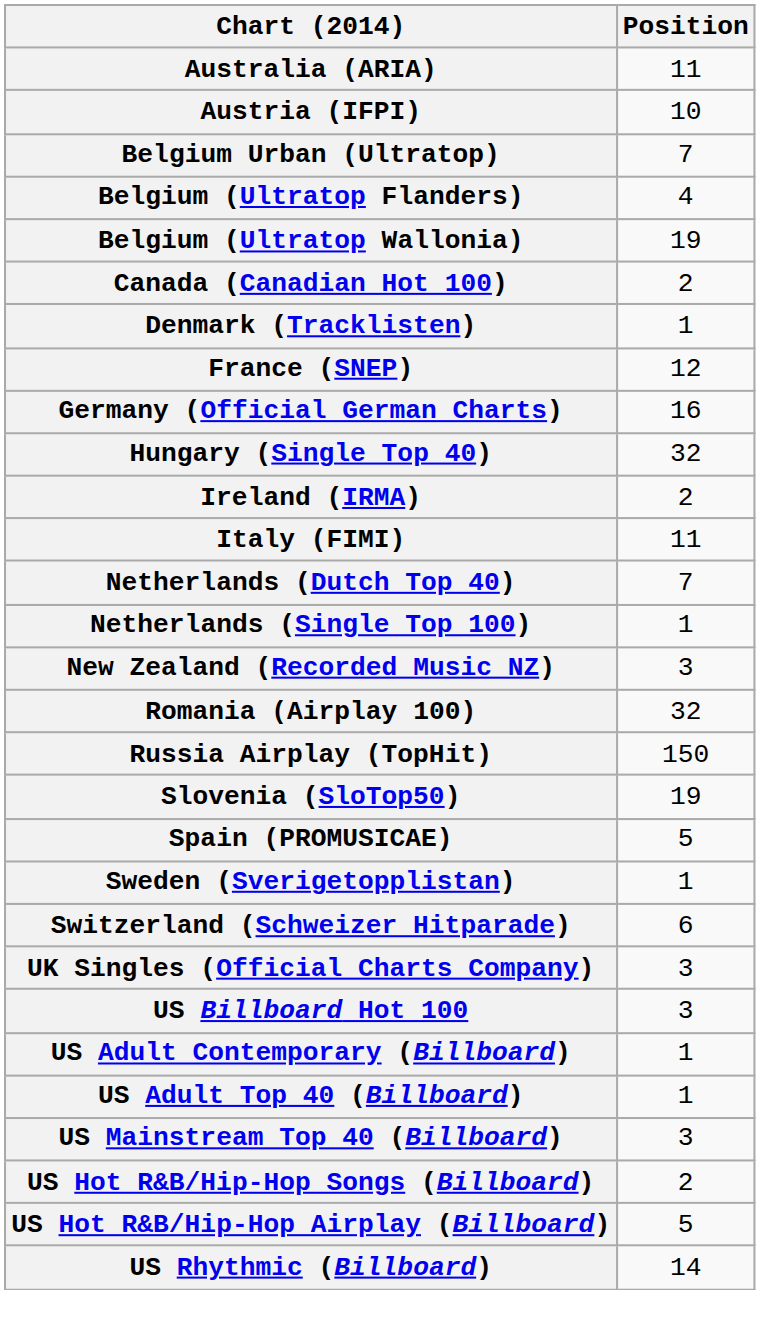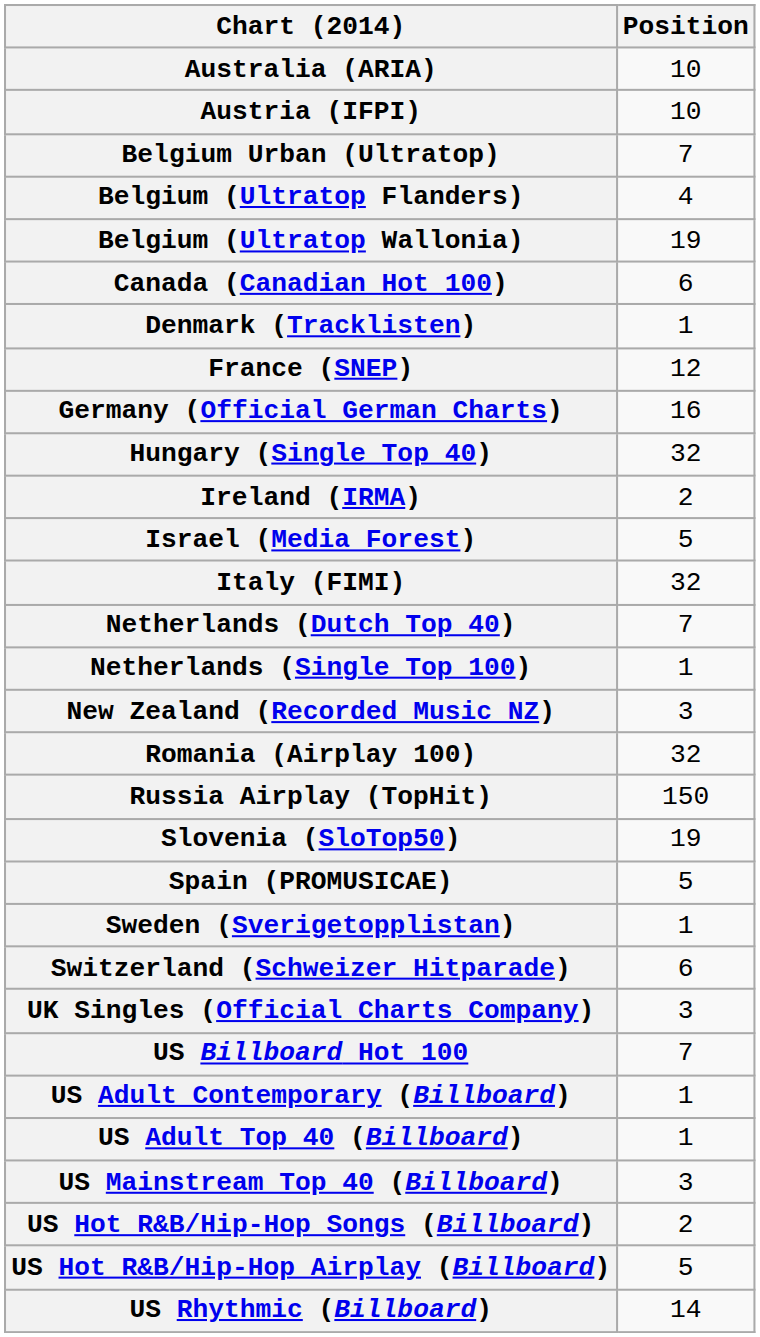(686, 69) 11 -> (686, 69) 10
(686, 283) 2 -> (686, 283) 6
+ row: (311, 540)
(686, 540) 11 -> (686, 583) 32
(686, 1011) 3 -> (686, 1054) 7
